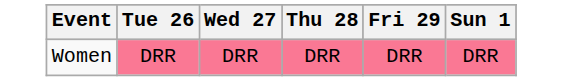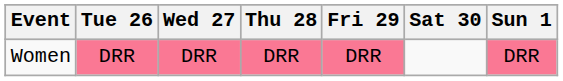+ column: (446, 22)
